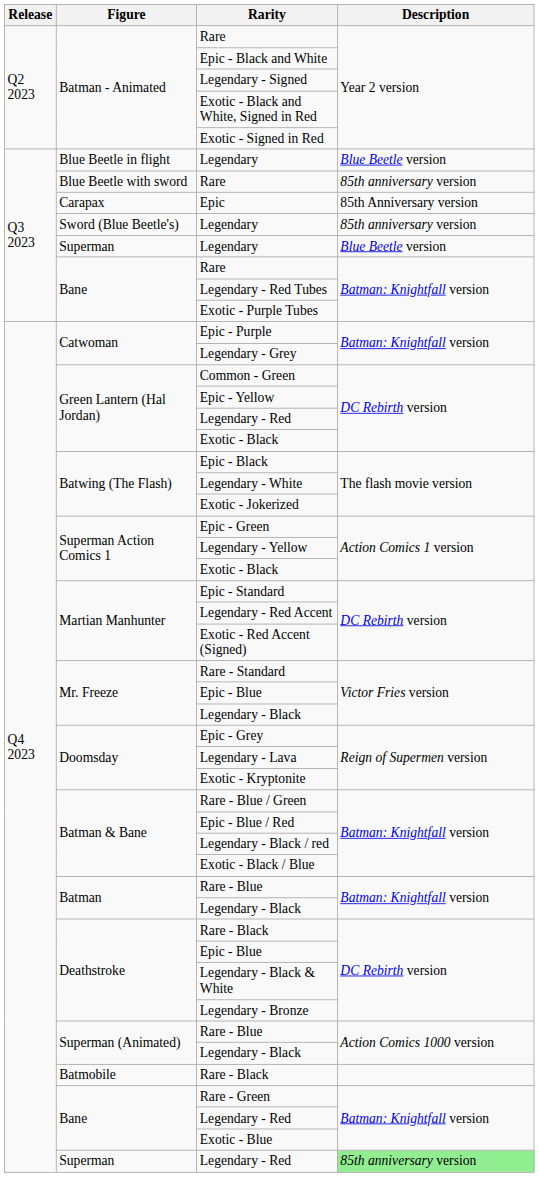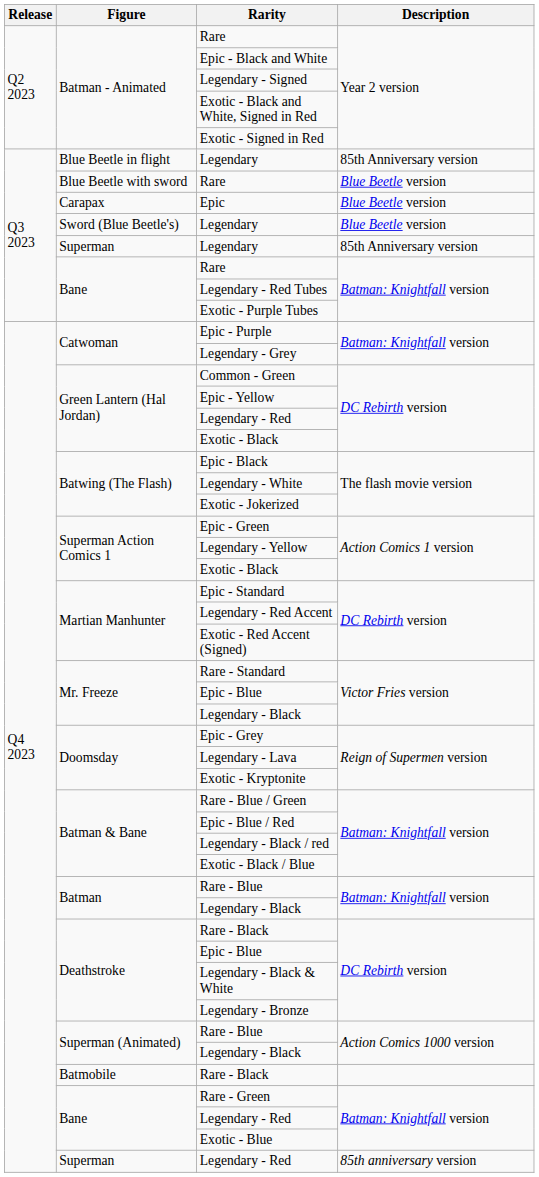(393, 159) Blue Beetle version -> (409, 159) 85th Anniversary version
(408, 181) 85th anniversary version -> (393, 181) Blue Beetle version
(409, 203) 85th Anniversary version -> (393, 203) Blue Beetle version
(408, 224) 85th anniversary version -> (393, 224) Blue Beetle version
(393, 246) Blue Beetle version -> (409, 246) 85th Anniversary version
(408, 1161) lightgreen background -> (408, 1161) no background
